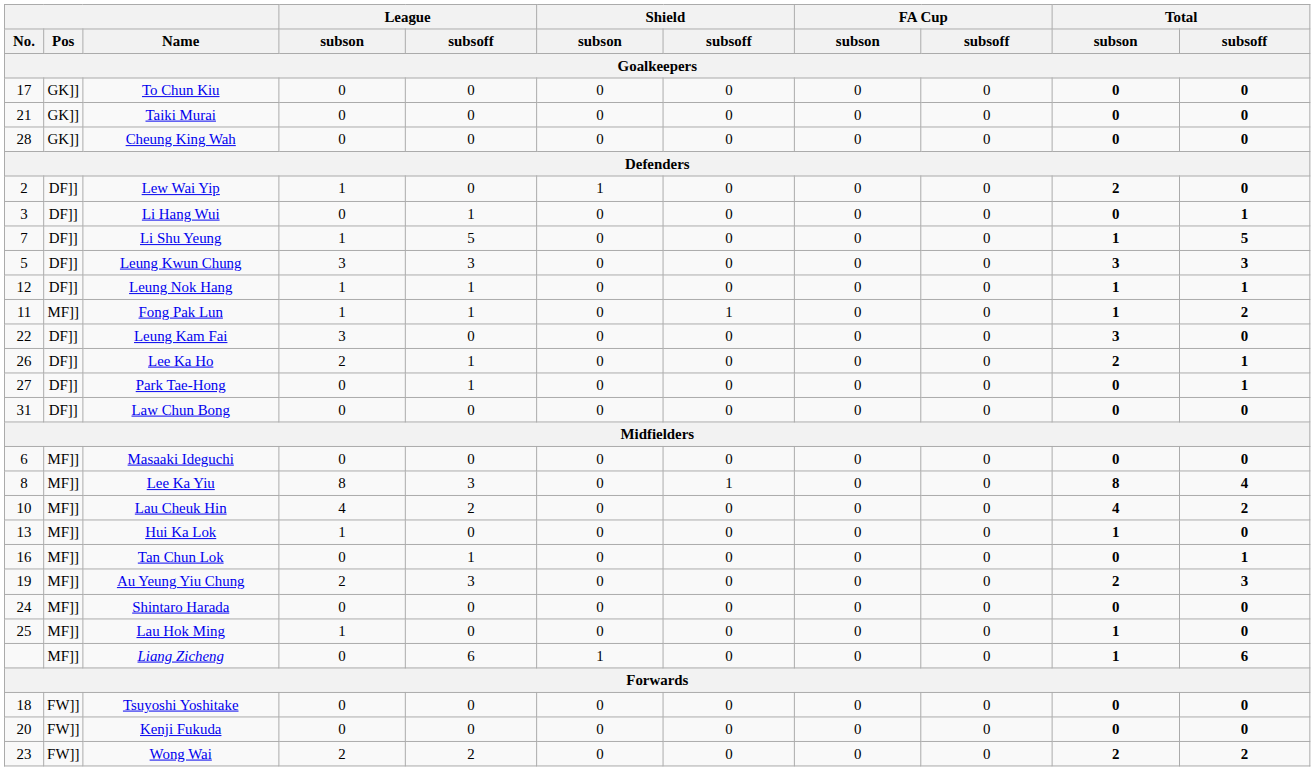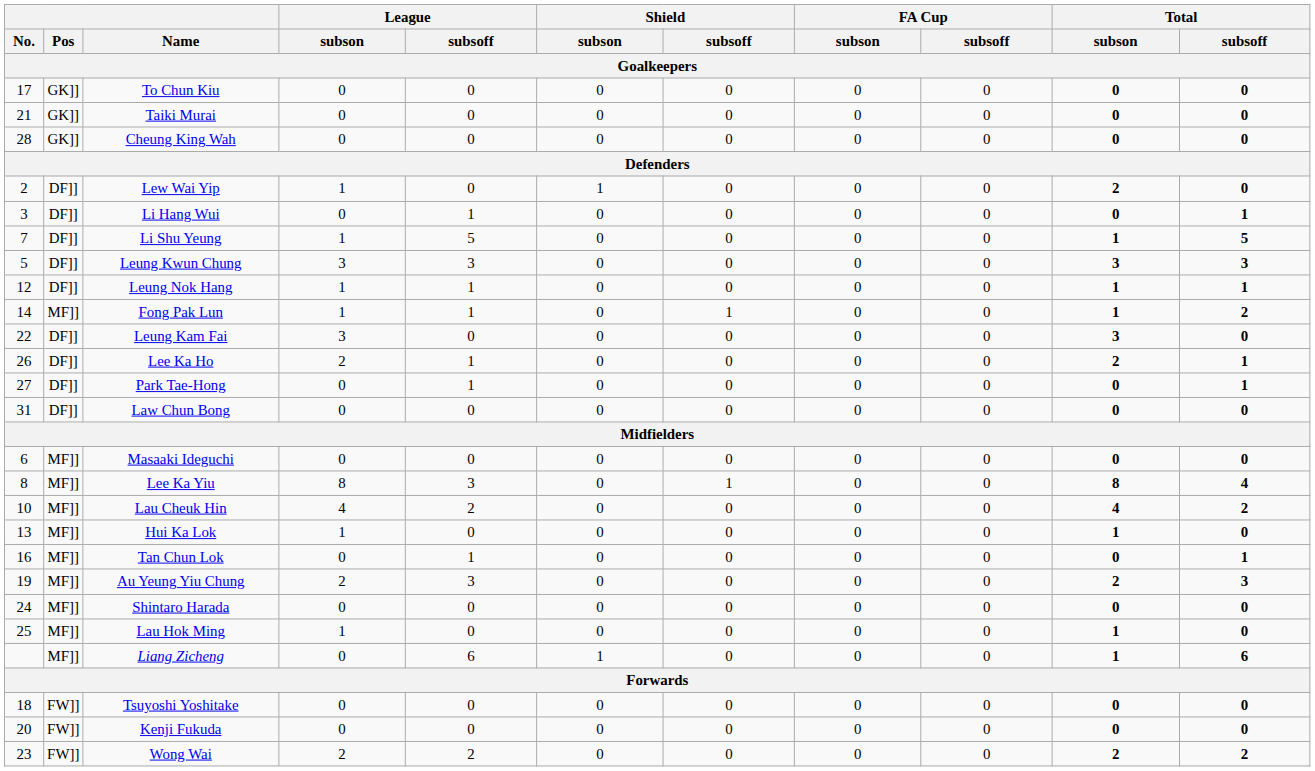(24, 311) 11 -> (24, 311) 14
